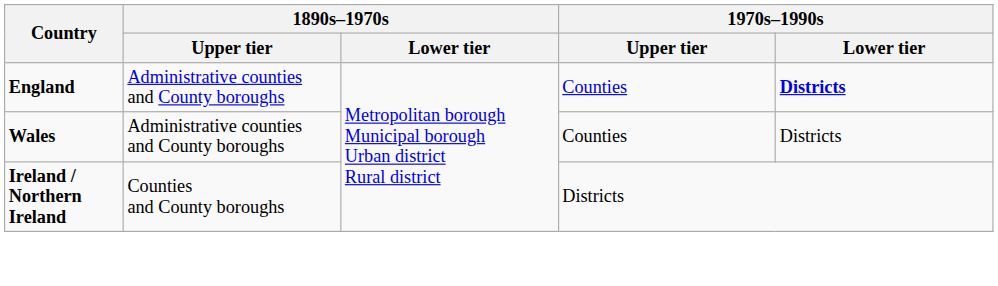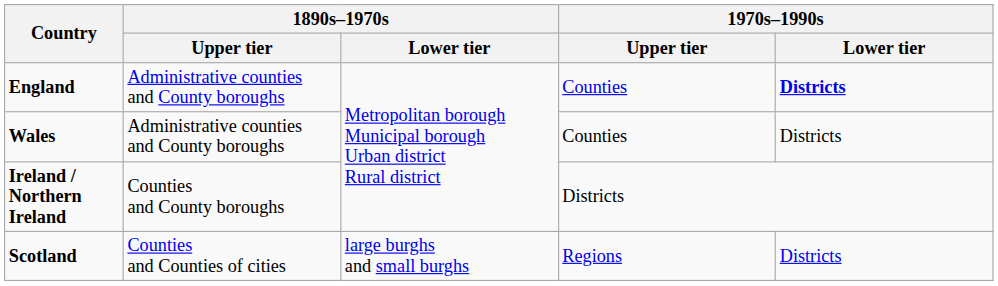+ row: (43, 255)
